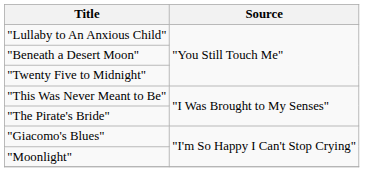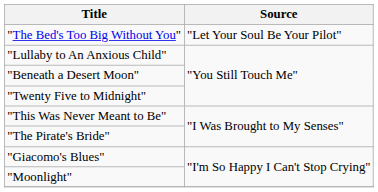+ row: (94, 34)
